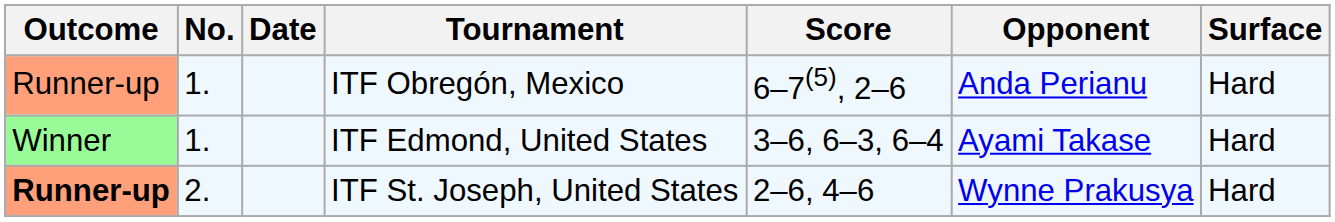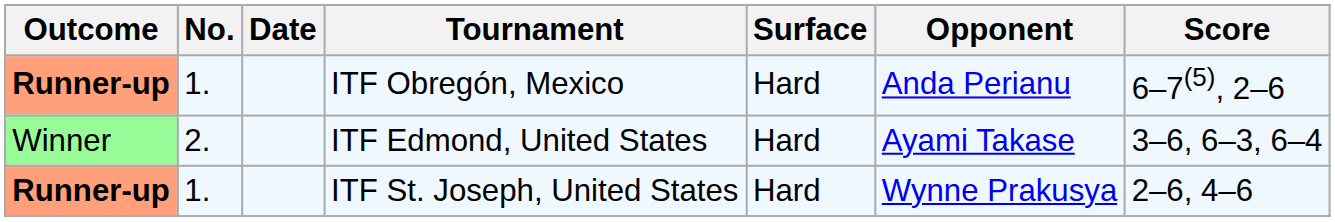columns swapped: (1265, 29) <-> (848, 29)
(86, 84) normal -> (91, 84) bold
(197, 138) 1. -> (197, 138) 2.
(197, 189) 2. -> (197, 189) 1.
